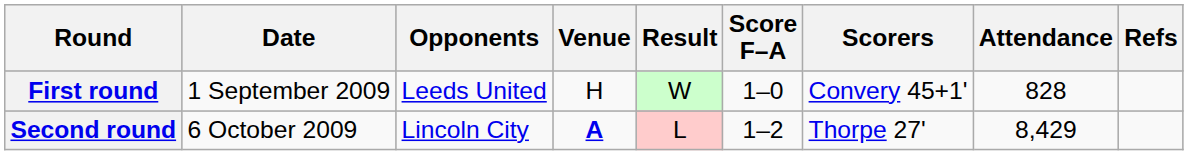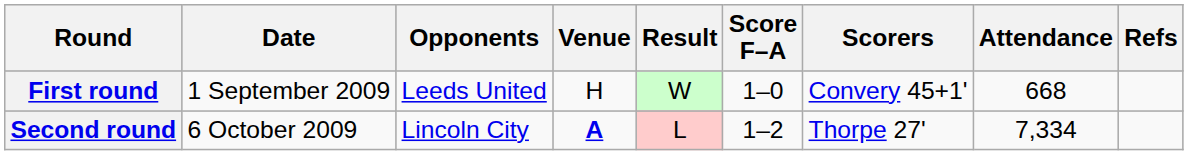(1046, 90) 828 -> (1046, 90) 668
(1046, 129) 8,429 -> (1046, 129) 7,334
